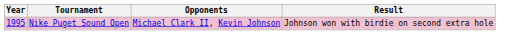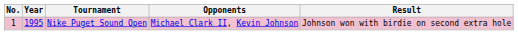+ column: (13, 11)
